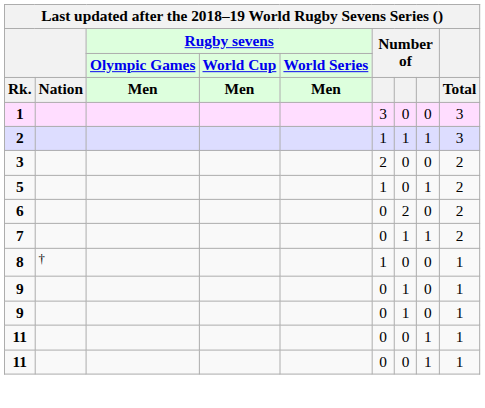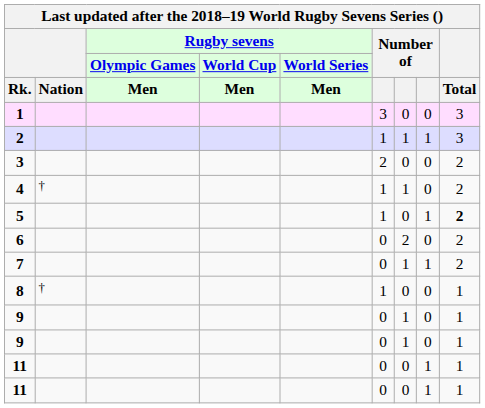+ row: (20, 189)
(460, 187) normal -> (460, 215) bold
